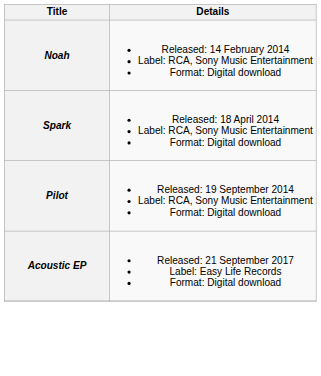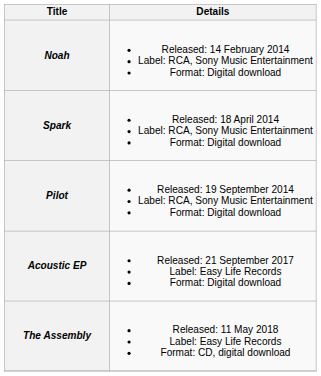+ row: (57, 336)
